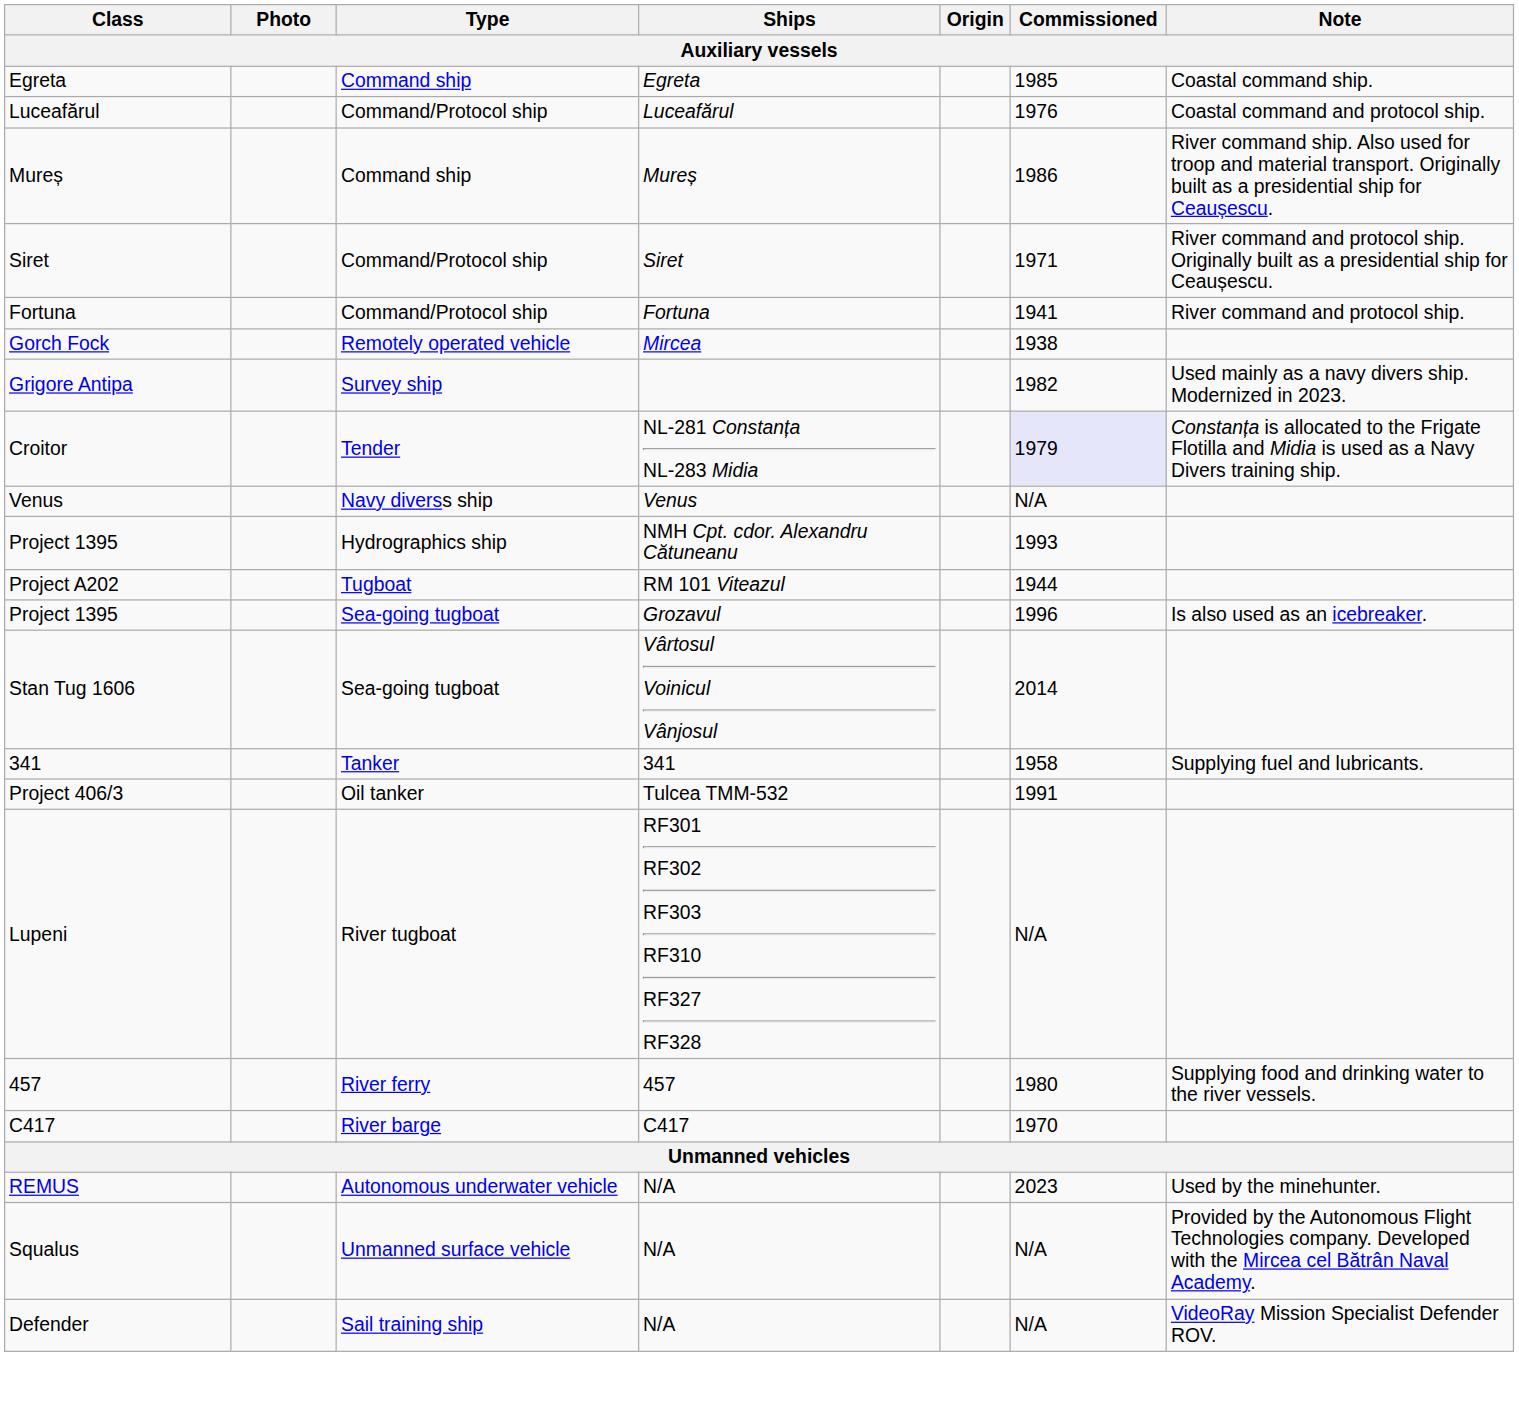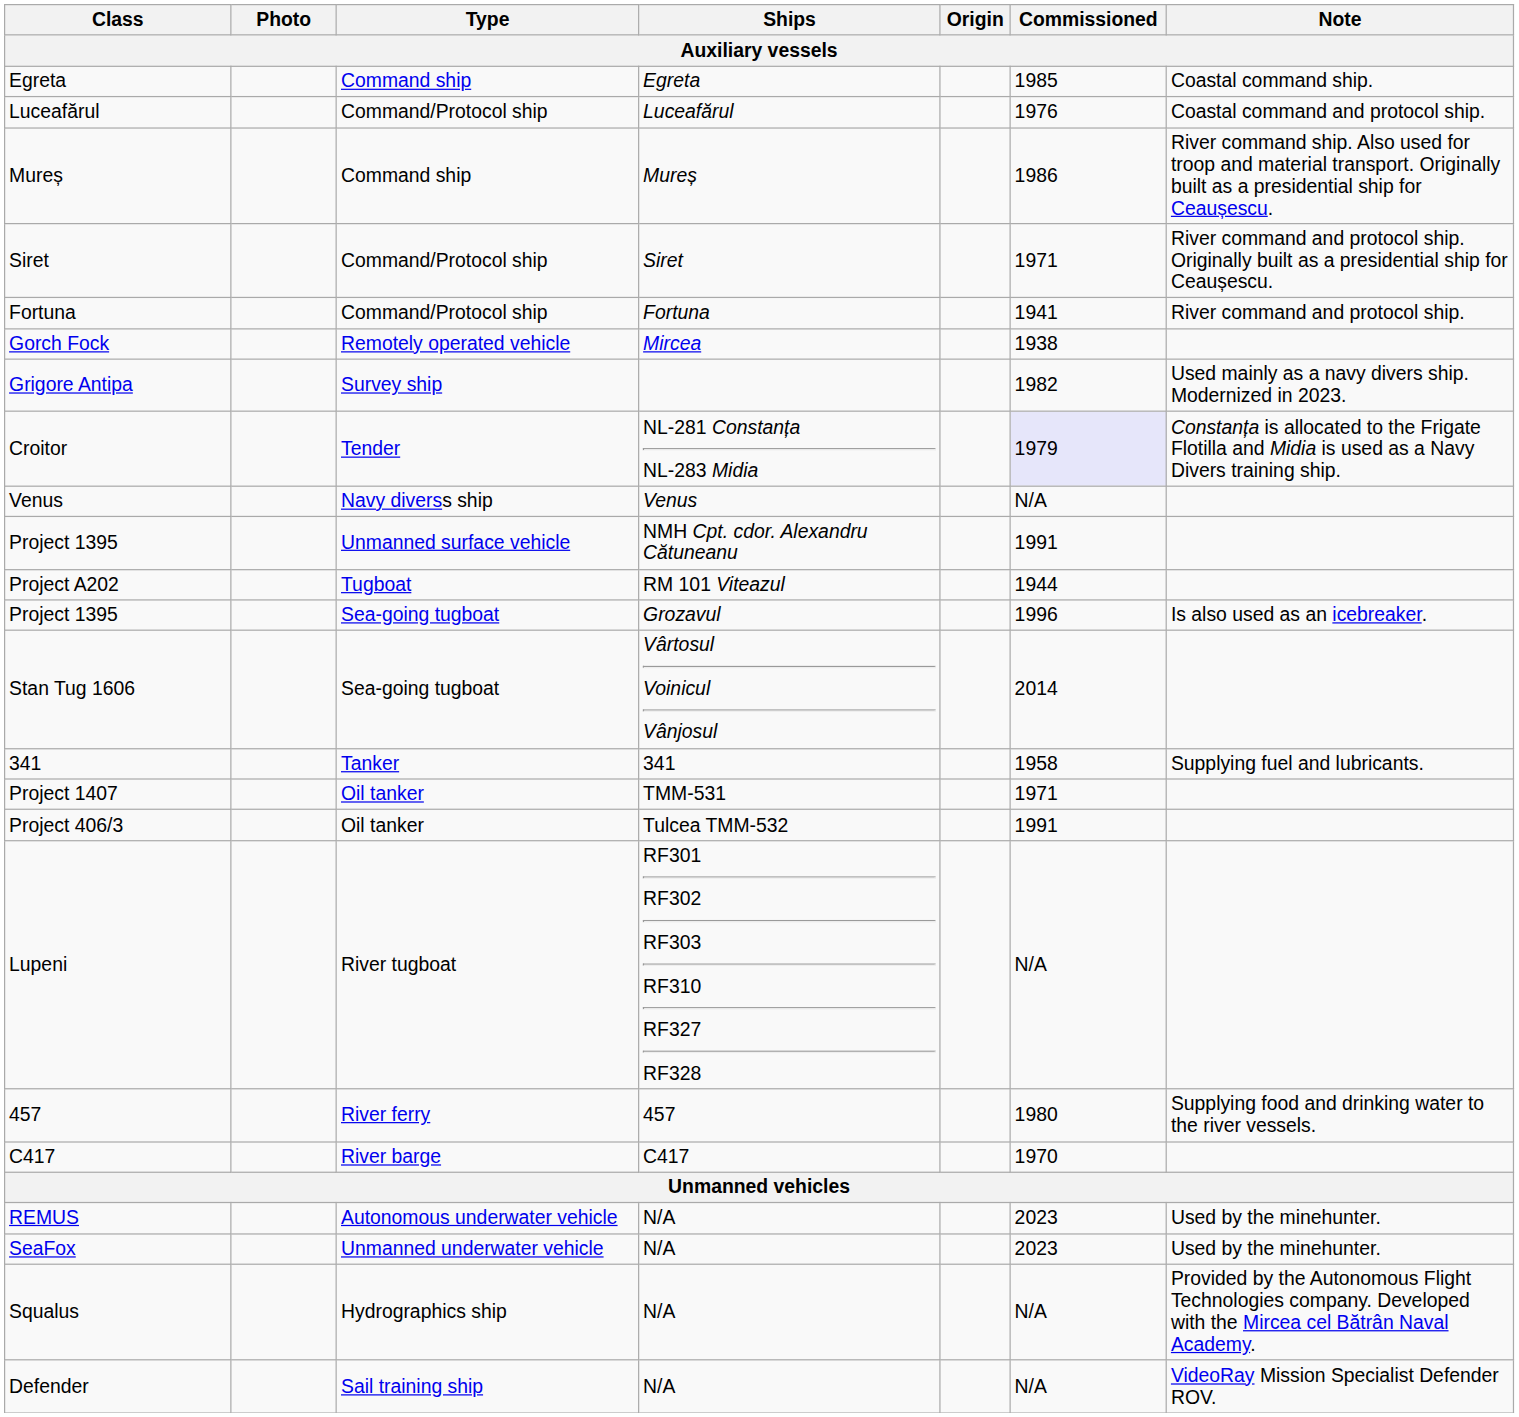(424, 542) Hydrographics ship -> (456, 542) Unmanned surface vehicle
(1036, 542) 1993 -> (1036, 542) 1991
+ row: (63, 794)
+ row: (42, 1248)
(456, 1250) Unmanned surface vehicle -> (424, 1312) Hydrographics ship
